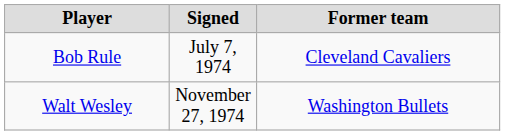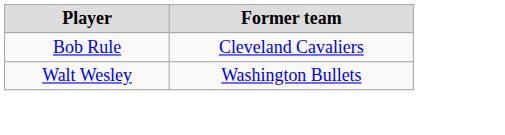- column: (213, 18)
